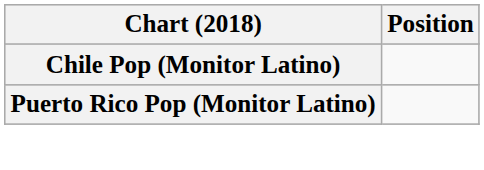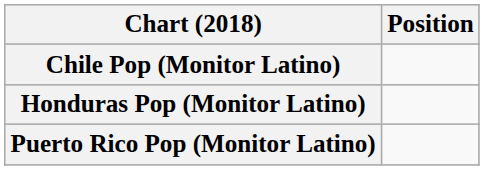+ row: (193, 104)
